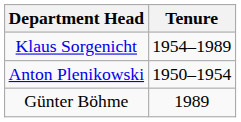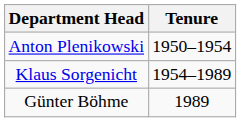rows swapped: (76, 74) <-> (76, 46)
